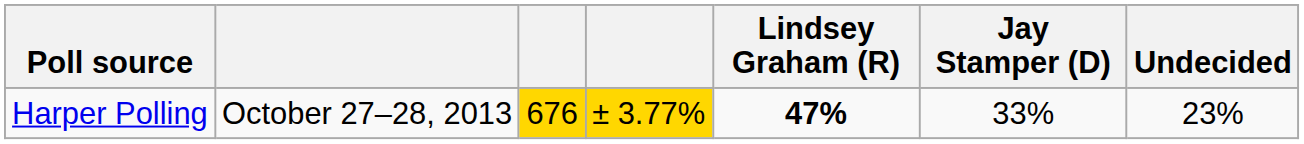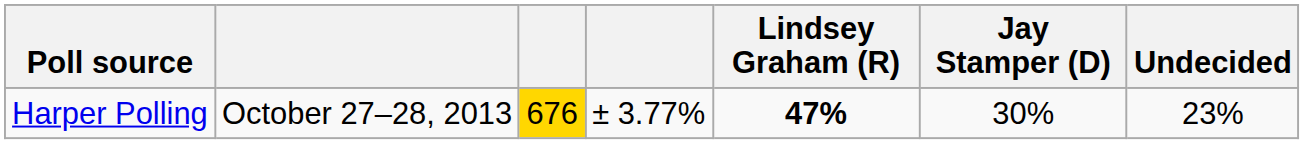(649, 112) gold background -> (649, 112) no background
(1023, 112) 33% -> (1023, 112) 30%
